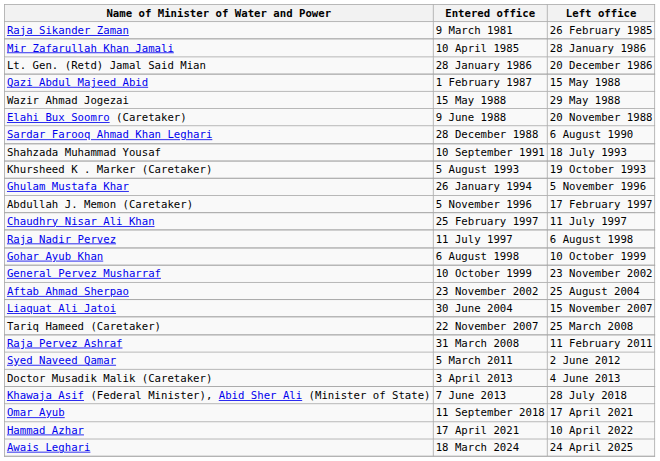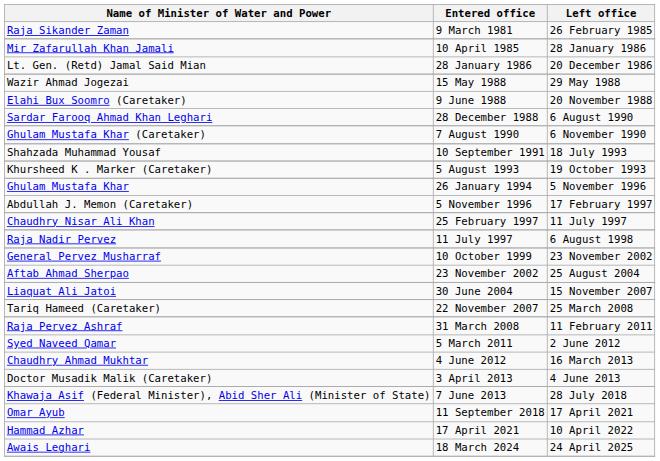- row: (78, 83)
+ row: (106, 135)
- row: (55, 256)
+ row: (78, 361)
